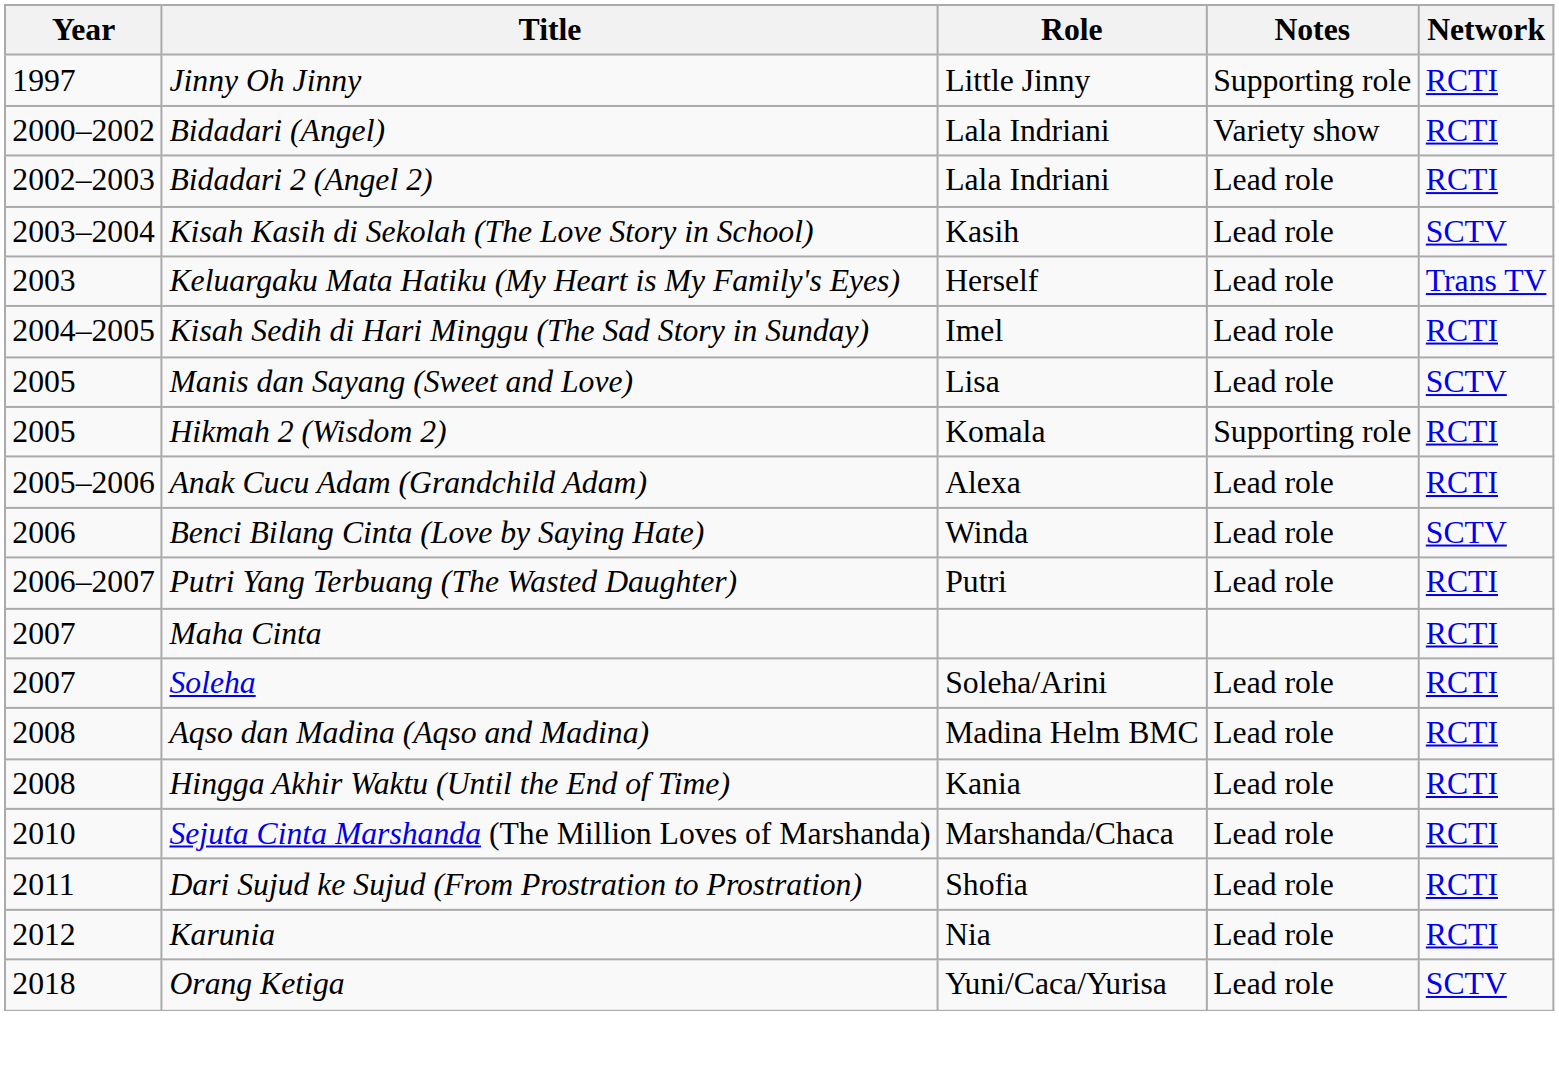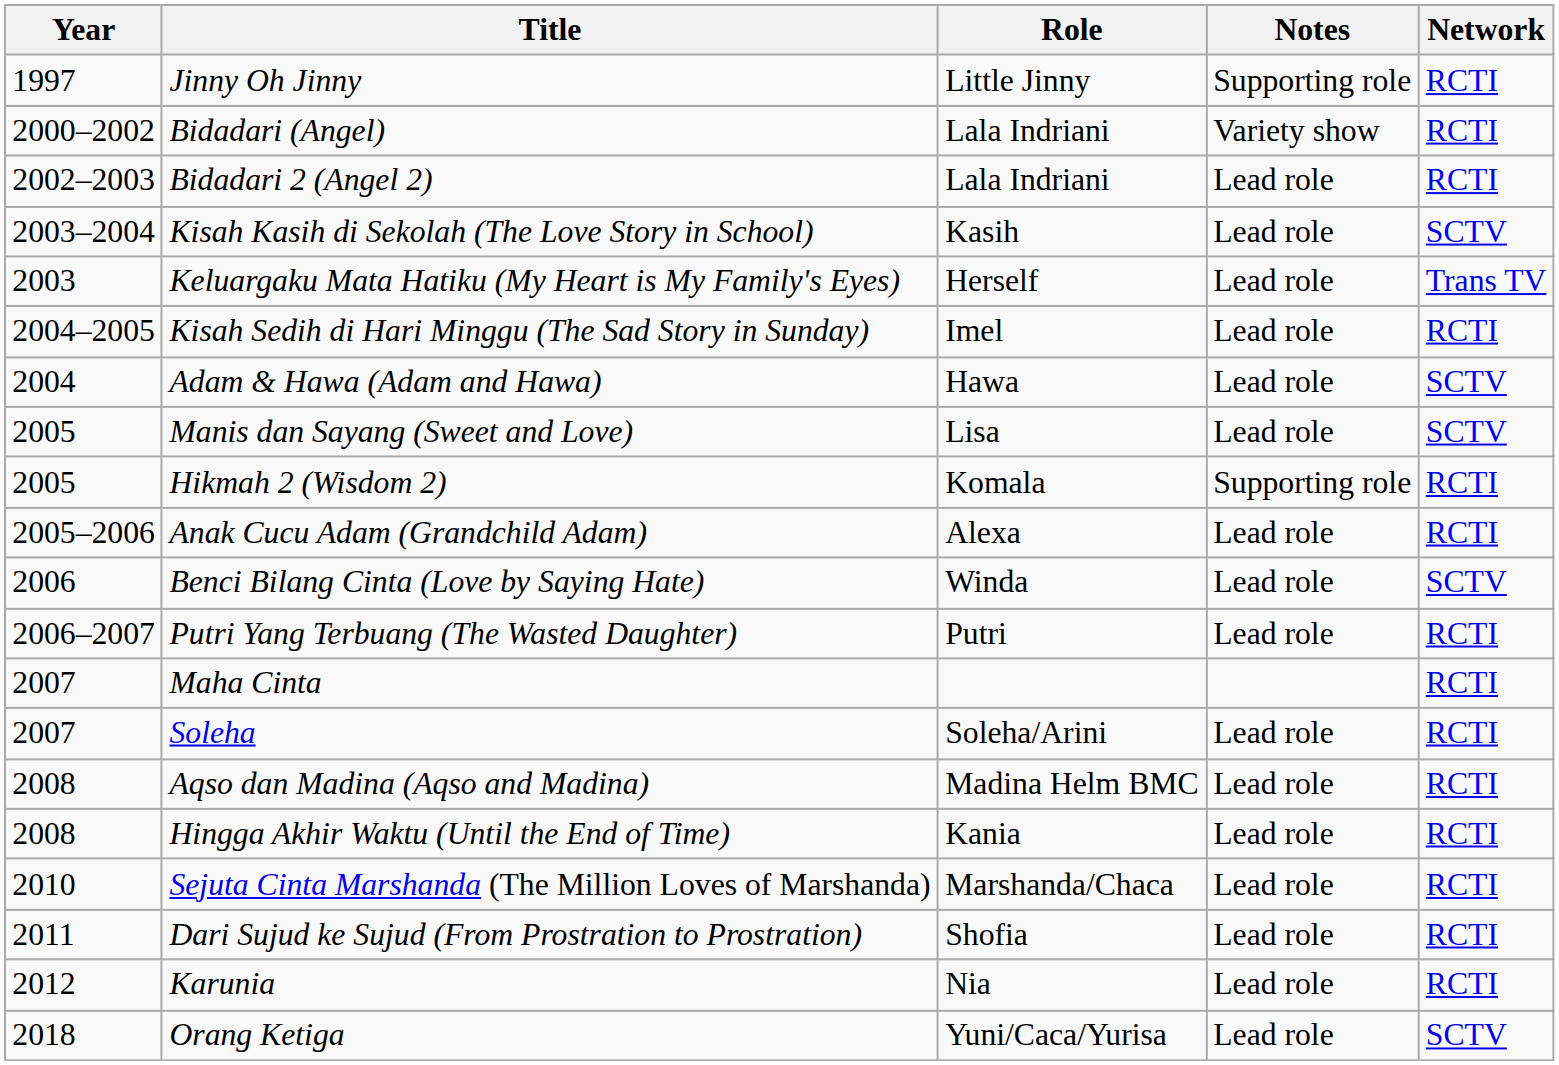+ row: (385, 381)
